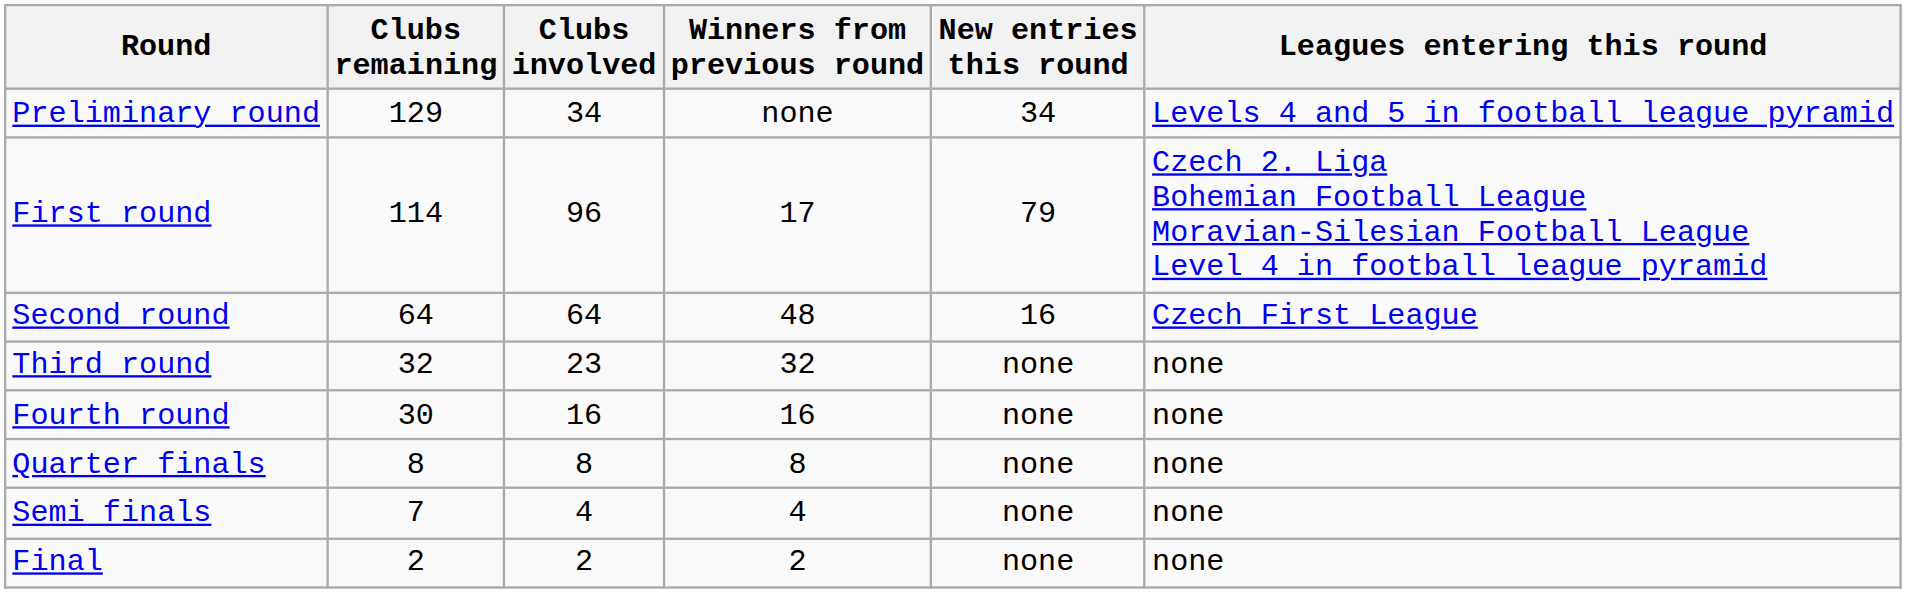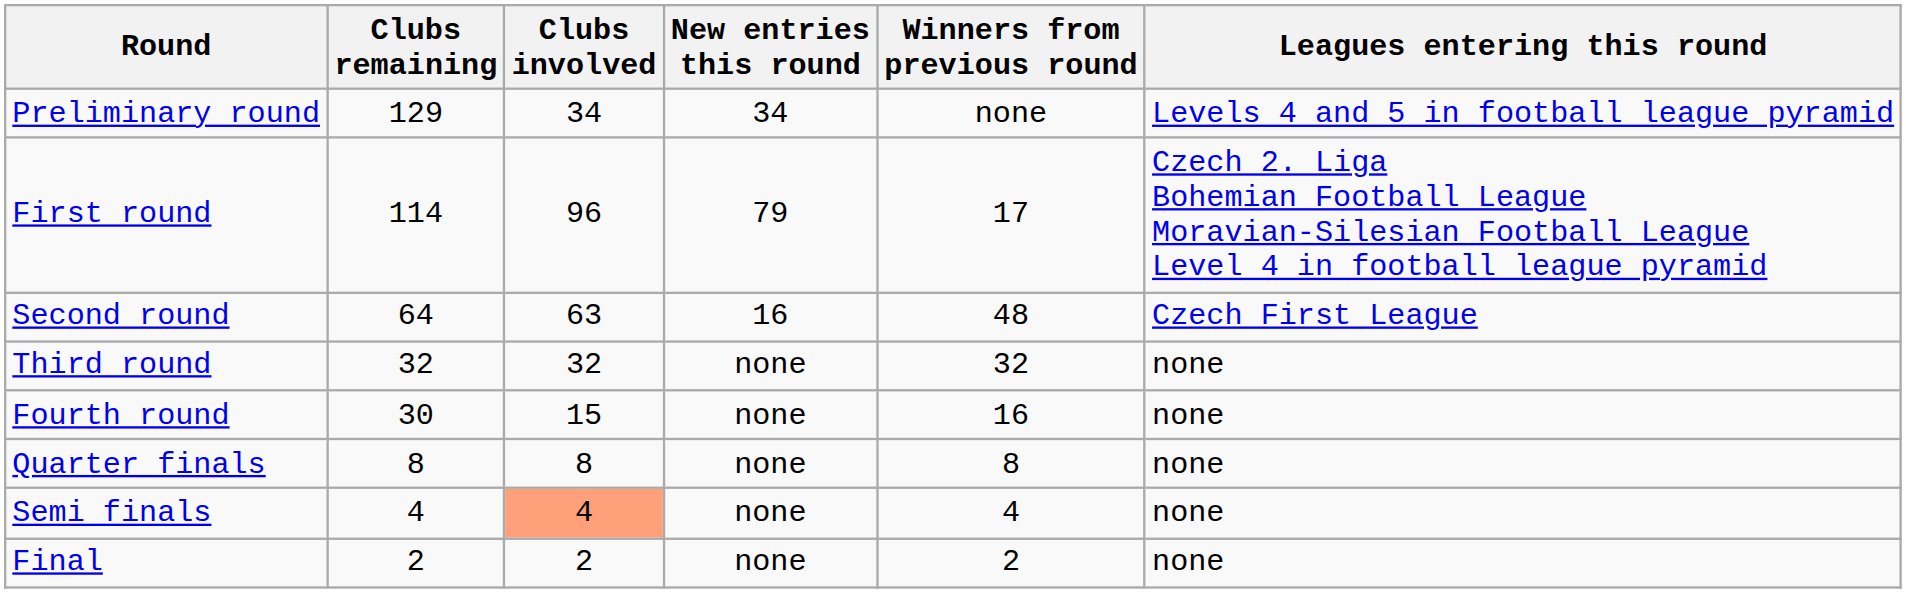columns swapped: (798, 47) <-> (1038, 47)
(584, 316) 64 -> (584, 316) 63
(584, 366) 23 -> (584, 366) 32
(584, 415) 16 -> (584, 415) 15
(416, 513) 7 -> (416, 513) 4
(584, 513) no background -> (584, 513) lightsalmon background
